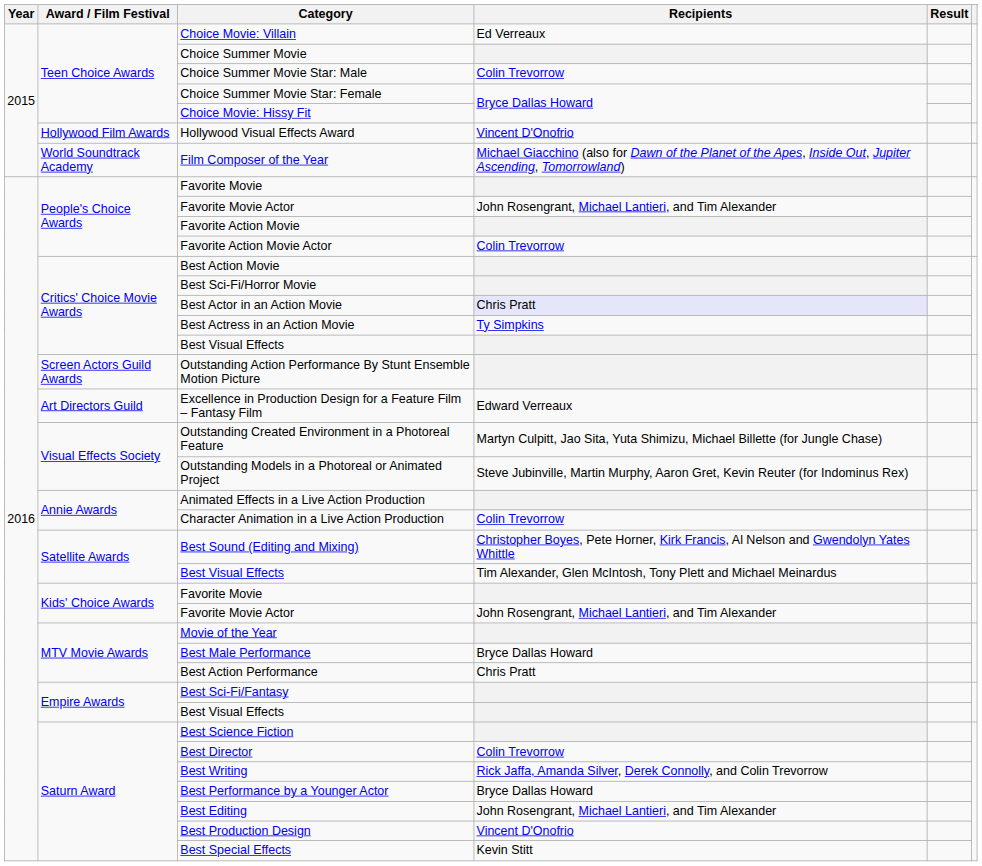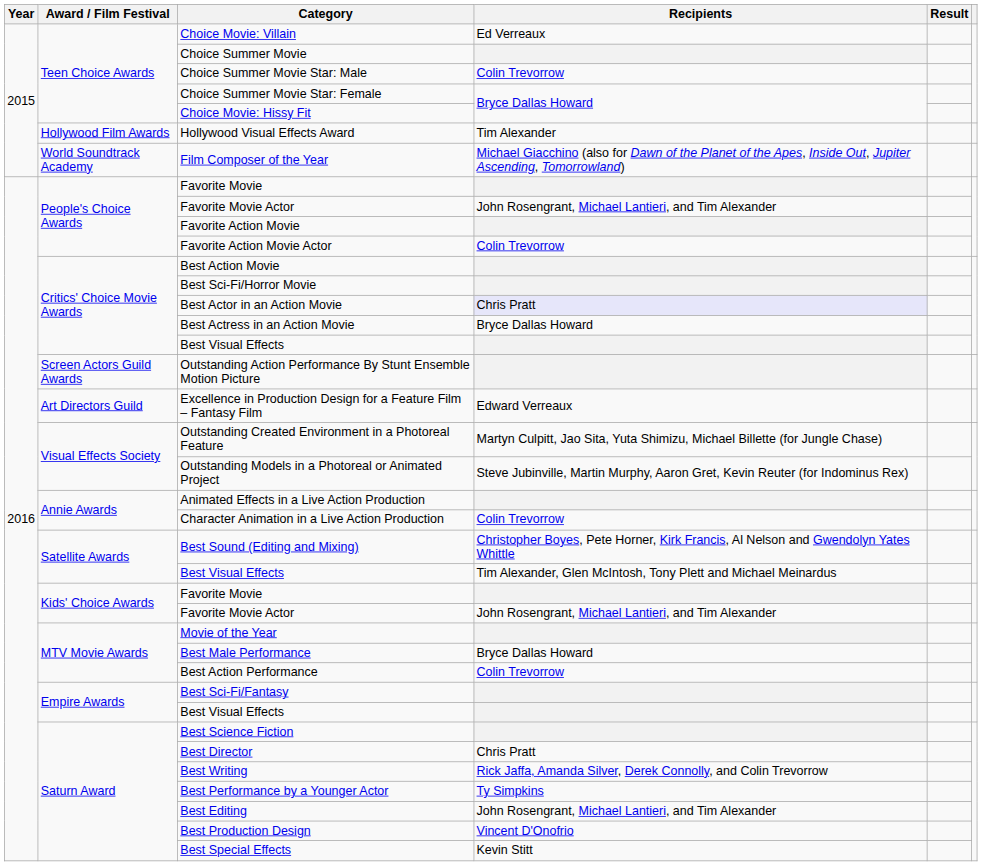(525, 133) Vincent D'Onofrio -> (516, 133) Tim Alexander
(510, 325) Ty Simpkins -> (535, 325) Bryce Dallas Howard
(506, 672) Chris Pratt -> (520, 672) Colin Trevorrow
(520, 751) Colin Trevorrow -> (506, 751) Chris Pratt
(535, 791) Bryce Dallas Howard -> (510, 791) Ty Simpkins
